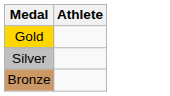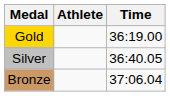+ column: (136, 15)
